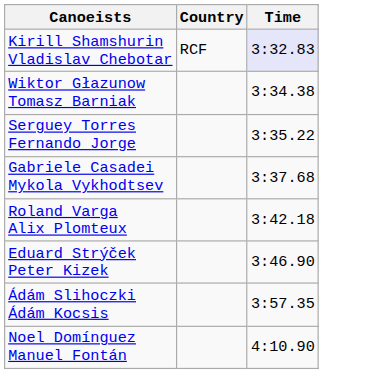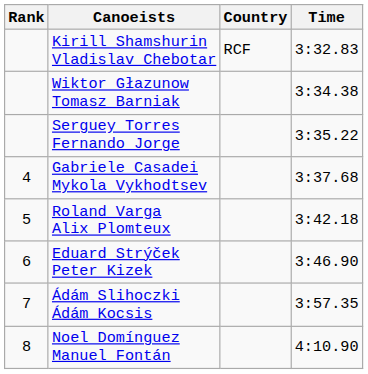+ column: (26, 17)
(283, 51) lavender background -> (327, 51) no background
